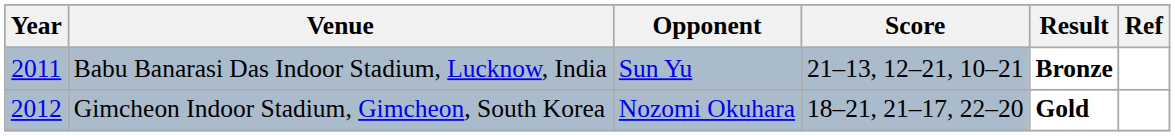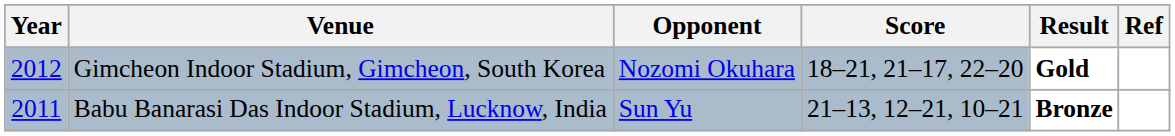rows swapped: (340, 67) <-> (339, 109)
